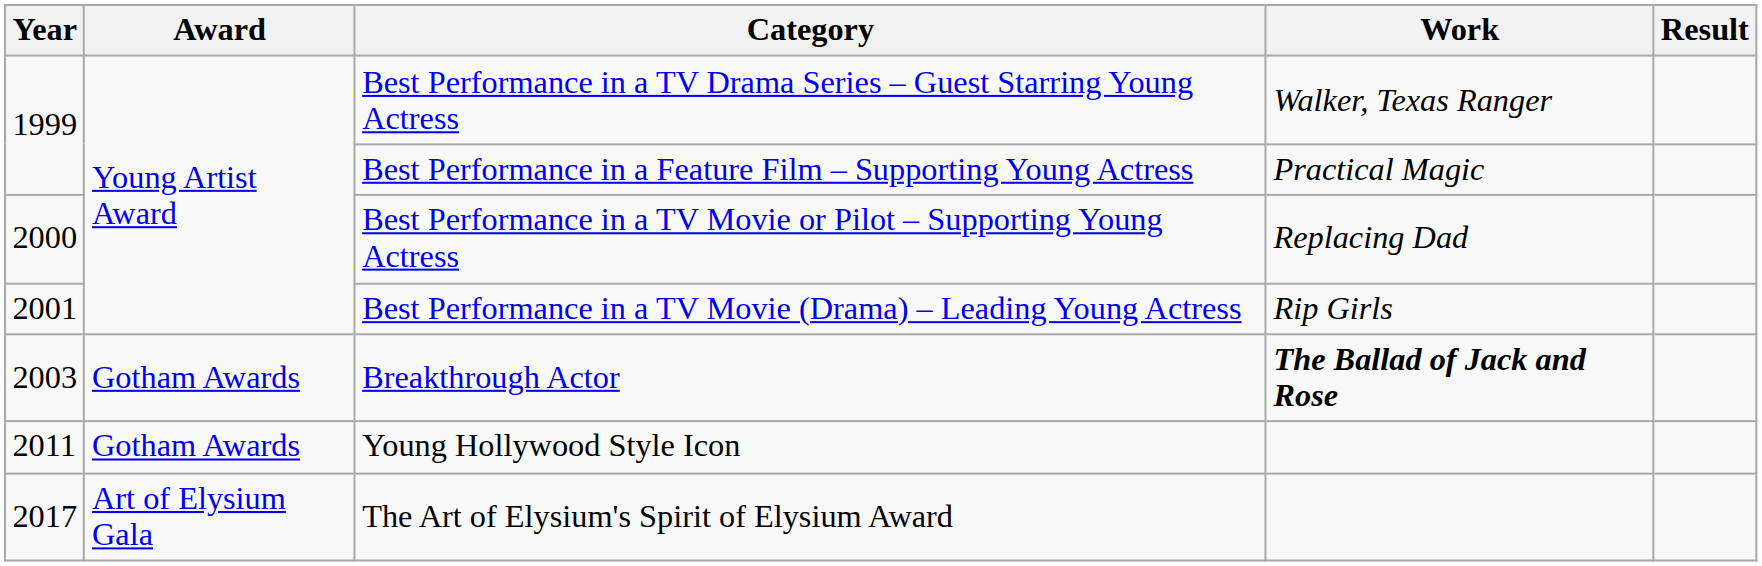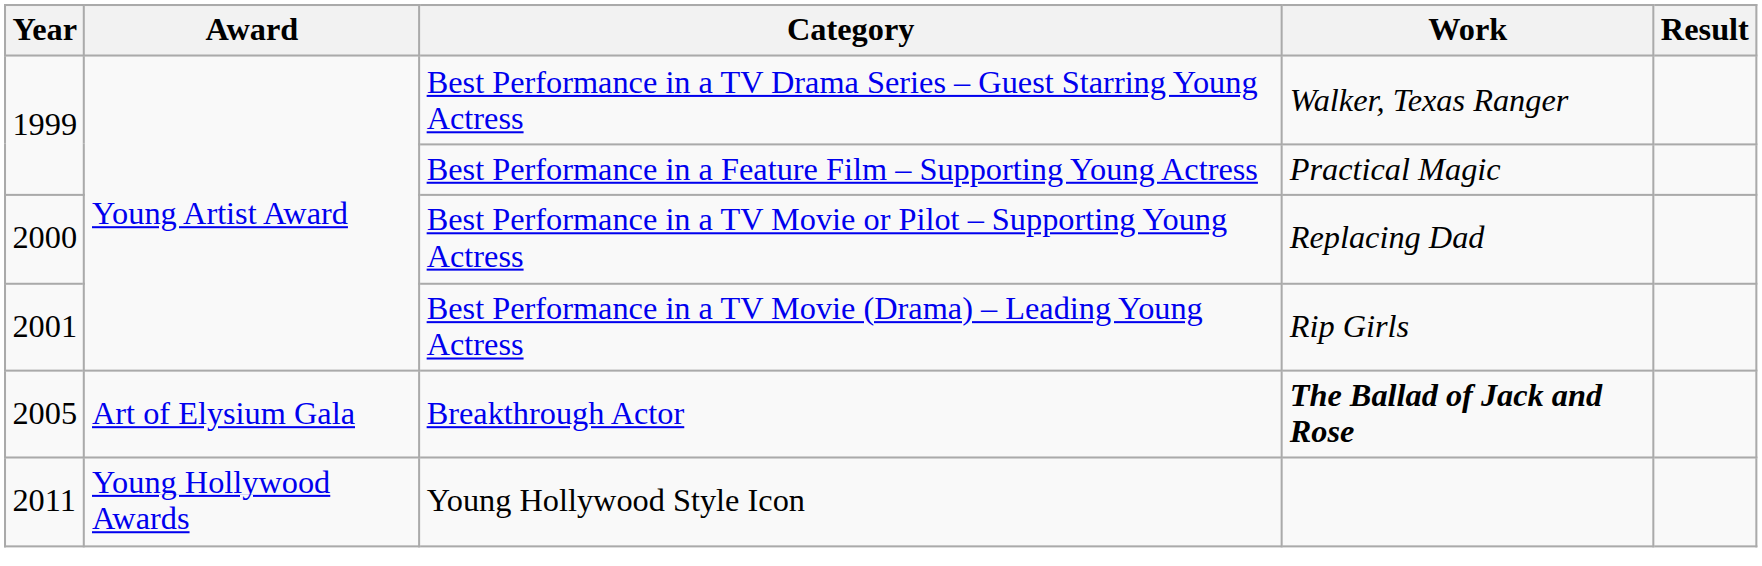(45, 377) 2003 -> (45, 413) 2005
(196, 377) Gotham Awards -> (224, 413) Art of Elysium Gala
(196, 446) Gotham Awards -> (211, 501) Young Hollywood Awards
- row: (658, 516)
